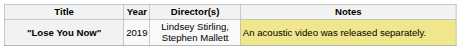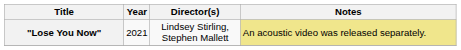(137, 32) 2019 -> (137, 32) 2021
